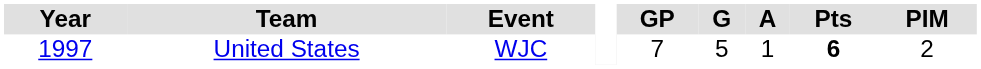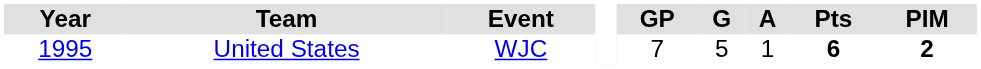(65, 49) 1997 -> (65, 49) 1995
(927, 49) normal -> (927, 49) bold
